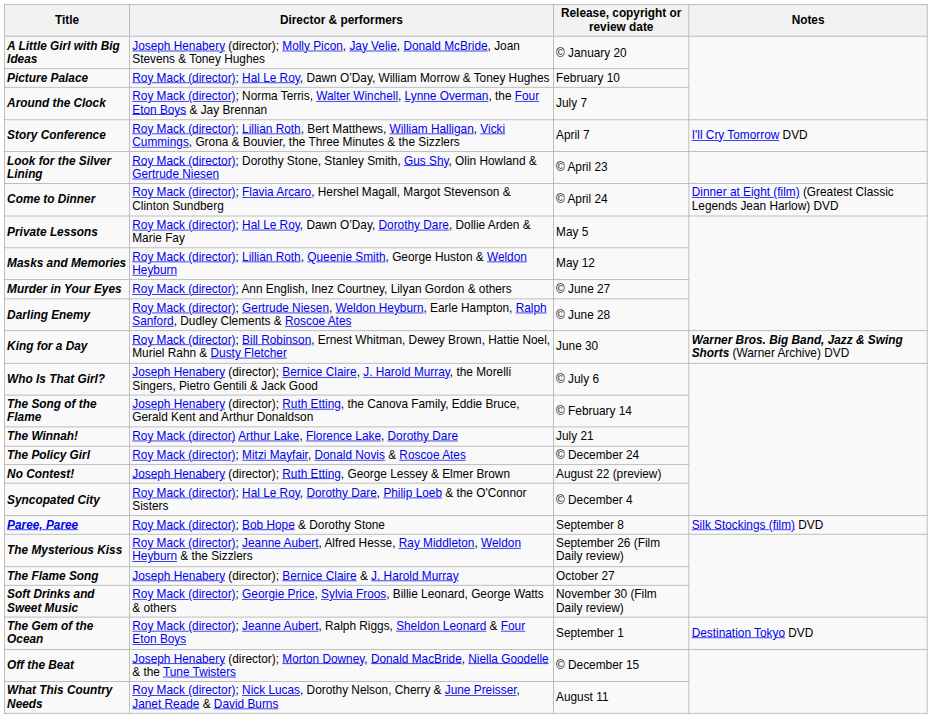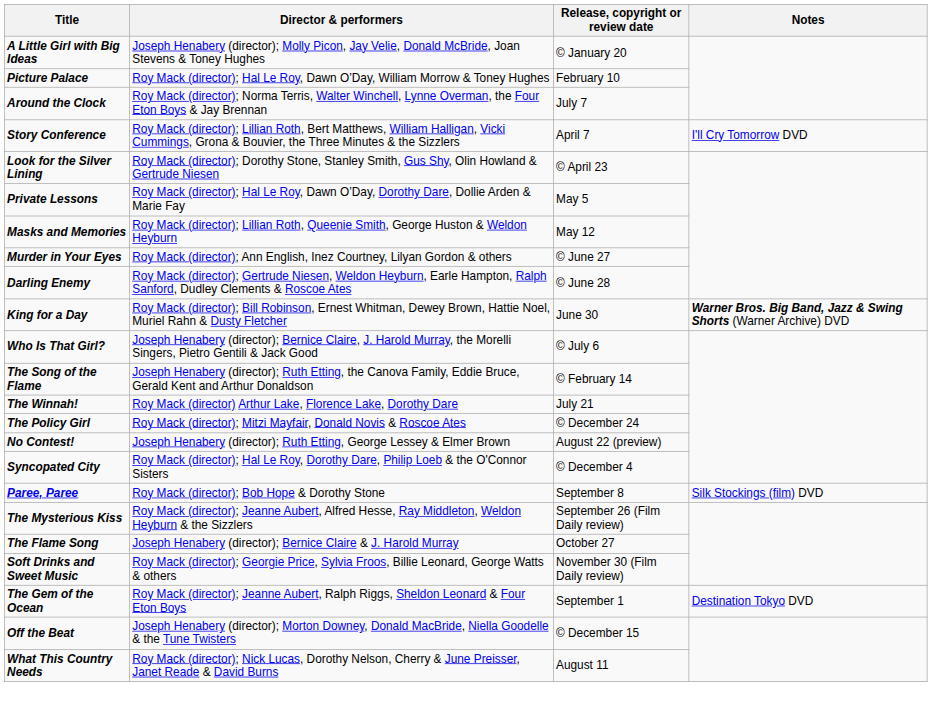- row: (51, 199)
